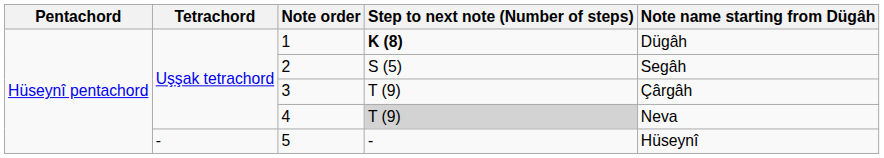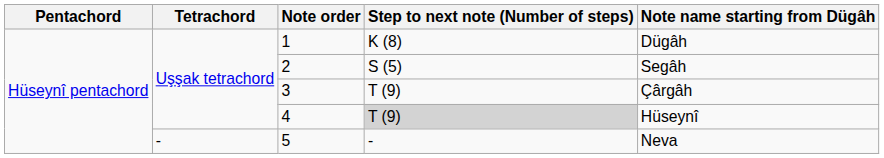(385, 41) bold -> (385, 41) normal
(659, 116) Neva -> (670, 116) Hüseynî
(670, 141) Hüseynî -> (659, 141) Neva
